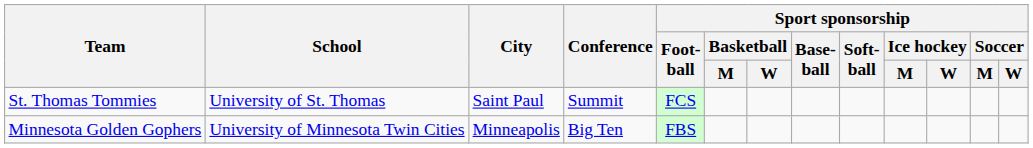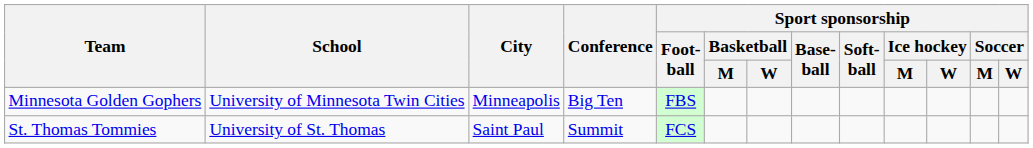rows swapped: (105, 128) <-> (82, 101)
